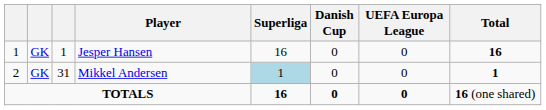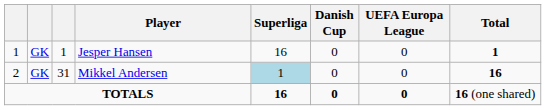(495, 51) 16 -> (495, 51) 1
(495, 73) 1 -> (495, 73) 16
